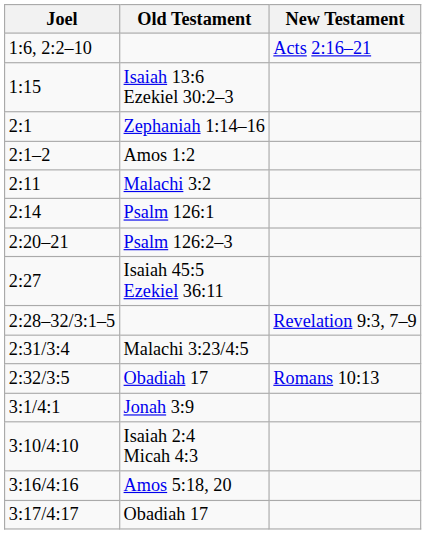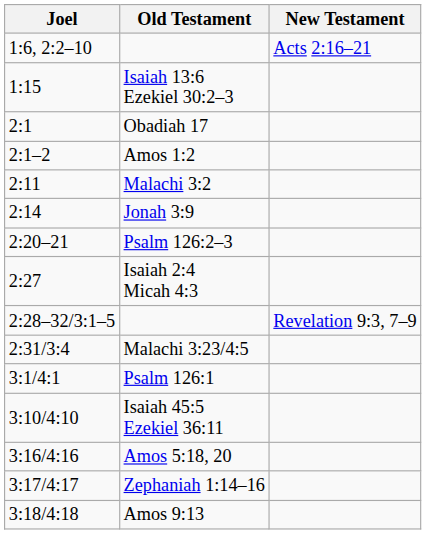(194, 126) Zephaniah 1:14–16 -> (166, 126) Obadiah 17
(169, 213) Psalm 126:1 -> (159, 213) Jonah 3:9
(174, 281) Isaiah 45:5 Ezekiel 36:11 -> (161, 281) Isaiah 2:4 Micah 4:3
- row: (39, 378)
(159, 407) Jonah 3:9 -> (169, 378) Psalm 126:1
(161, 446) Isaiah 2:4 Micah 4:3 -> (174, 417) Isaiah 45:5 Ezekiel 36:11
(166, 514) Obadiah 17 -> (194, 485) Zephaniah 1:14–16
+ row: (44, 514)
